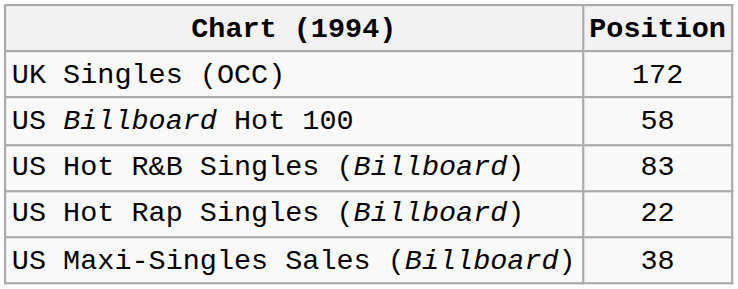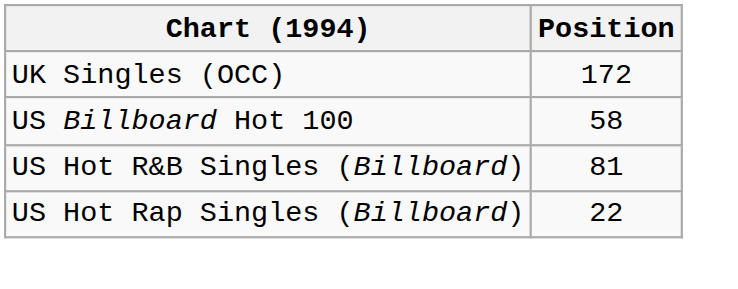(658, 167) 83 -> (606, 167) 81
- row: (294, 260)
